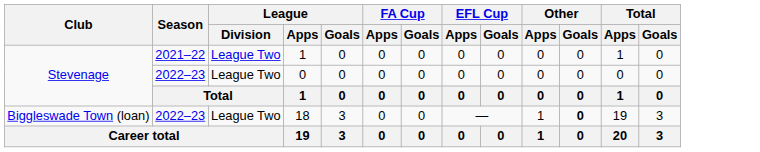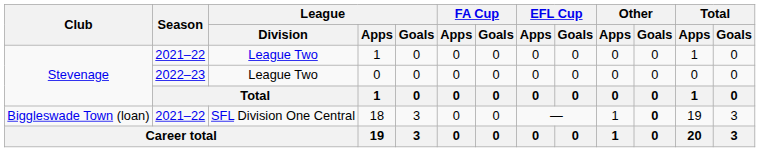(180, 116) 2022–23 -> (180, 116) 2021–22
(246, 116) League Two -> (283, 116) SFL Division One Central
